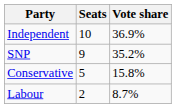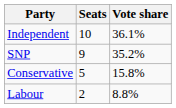(128, 34) 36.9% -> (128, 34) 36.1%
(125, 93) 8.7% -> (125, 93) 8.8%
